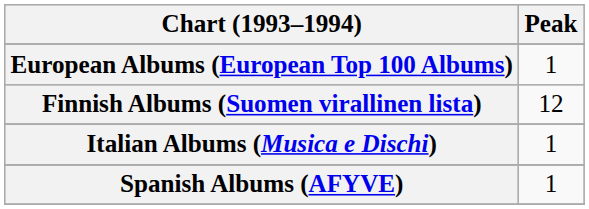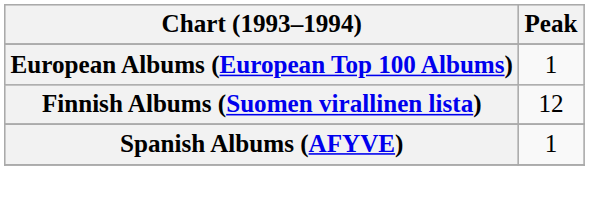- row: (262, 143)
